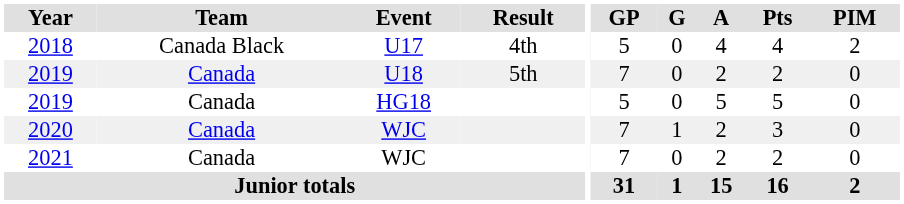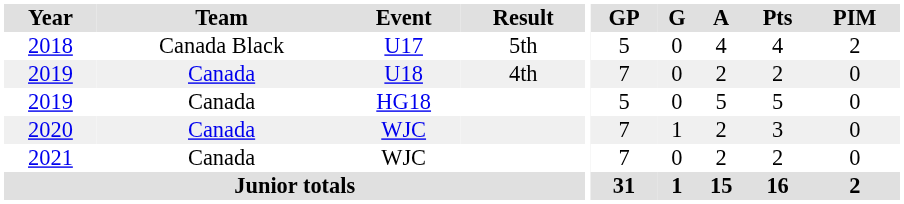(523, 45) 4th -> (523, 45) 5th
(523, 73) 5th -> (523, 73) 4th
